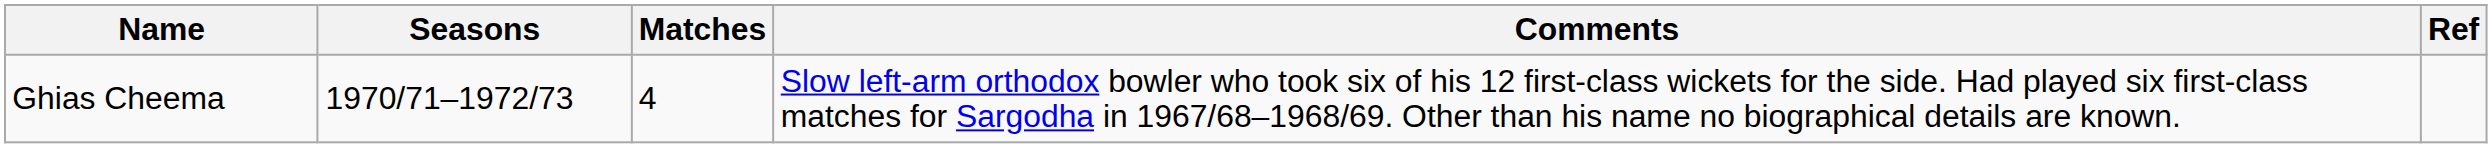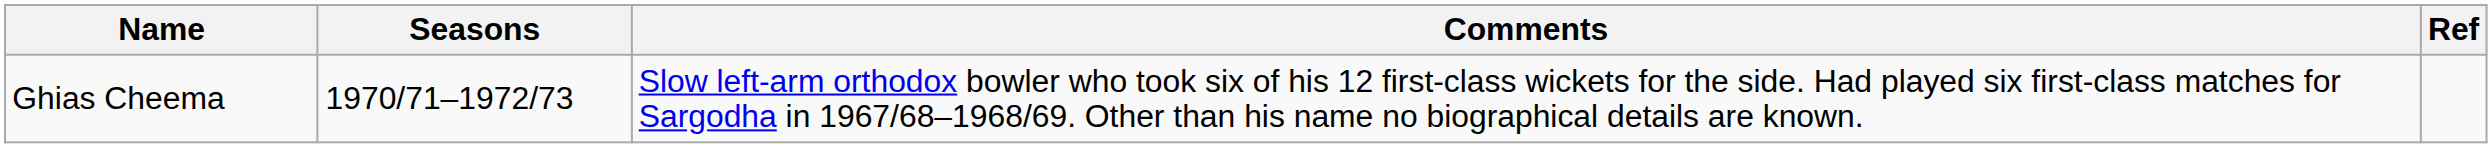- column: (702, 29)
